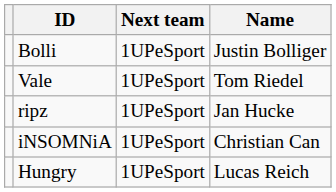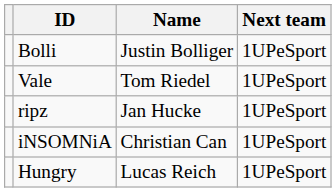columns swapped: (270, 19) <-> (163, 19)
